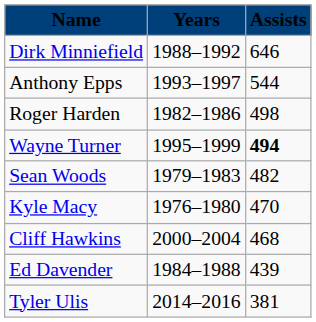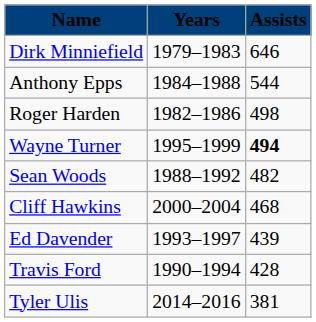(196, 51) 1988–1992 -> (196, 51) 1979–1983
(196, 82) 1993–1997 -> (196, 82) 1984–1988
(196, 176) 1979–1983 -> (196, 176) 1988–1992
- row: (53, 207)
(196, 269) 1984–1988 -> (196, 238) 1993–1997
+ row: (55, 269)
